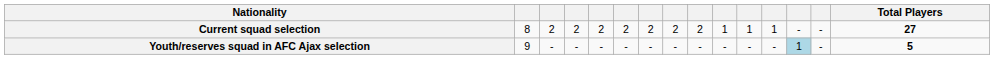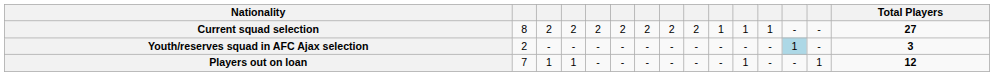(527, 46) 9 -> (524, 46) 2
(910, 46) 5 -> (910, 46) 3
+ row: (258, 63)
